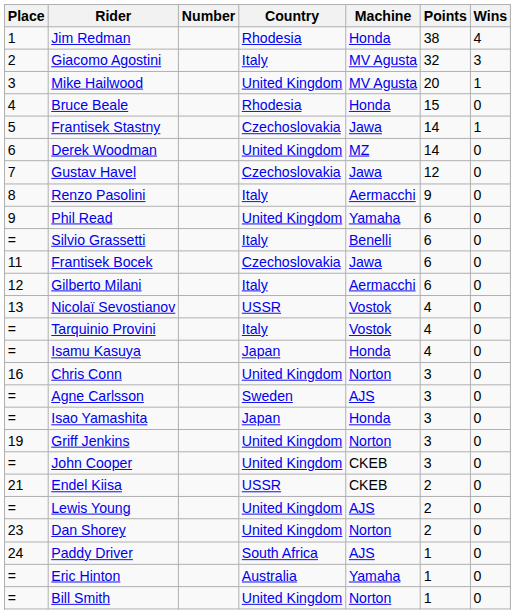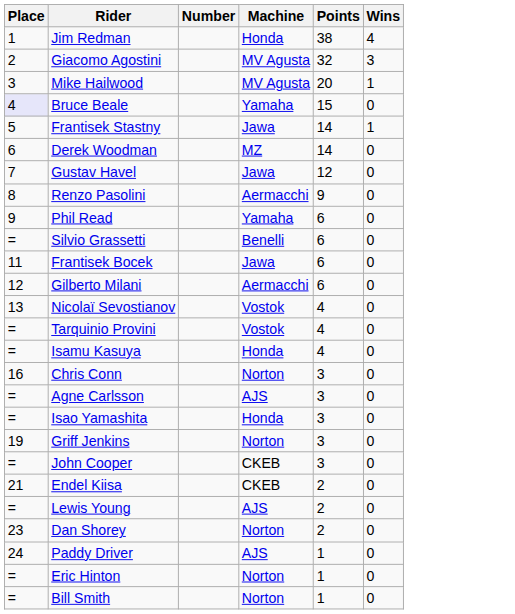- column: (292, 16)
(12, 105) no background -> (12, 105) lavender background
(370, 105) Honda -> (268, 105) Yamaha
(375, 575) Yamaha -> (263, 575) Norton
